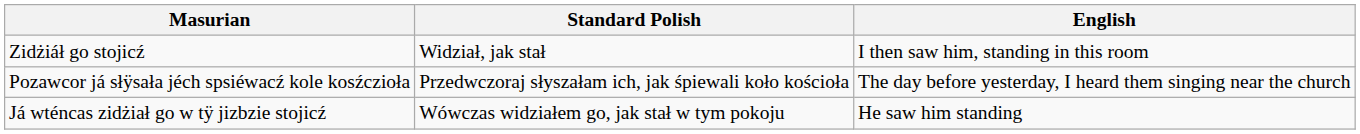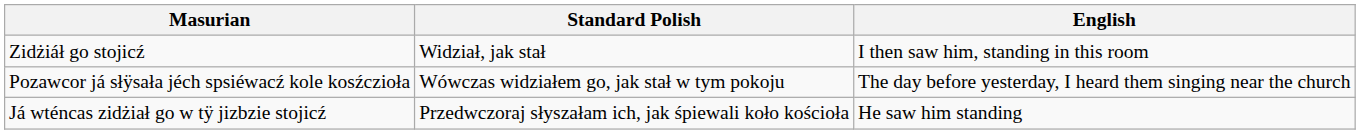(634, 81) Przedwczoraj słyszałam ich, jak śpiewali koło kościoła -> (602, 81) Wówczas widziałem go, jak stał w tym pokoju
(602, 112) Wówczas widziałem go, jak stał w tym pokoju -> (634, 112) Przedwczoraj słyszałam ich, jak śpiewali koło kościoła
